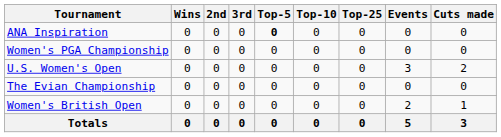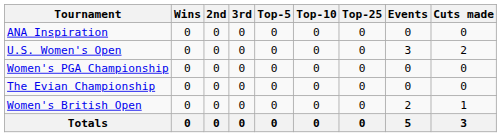(274, 32) bold -> (274, 32) normal
rows swapped: (64, 68) <-> (88, 50)
